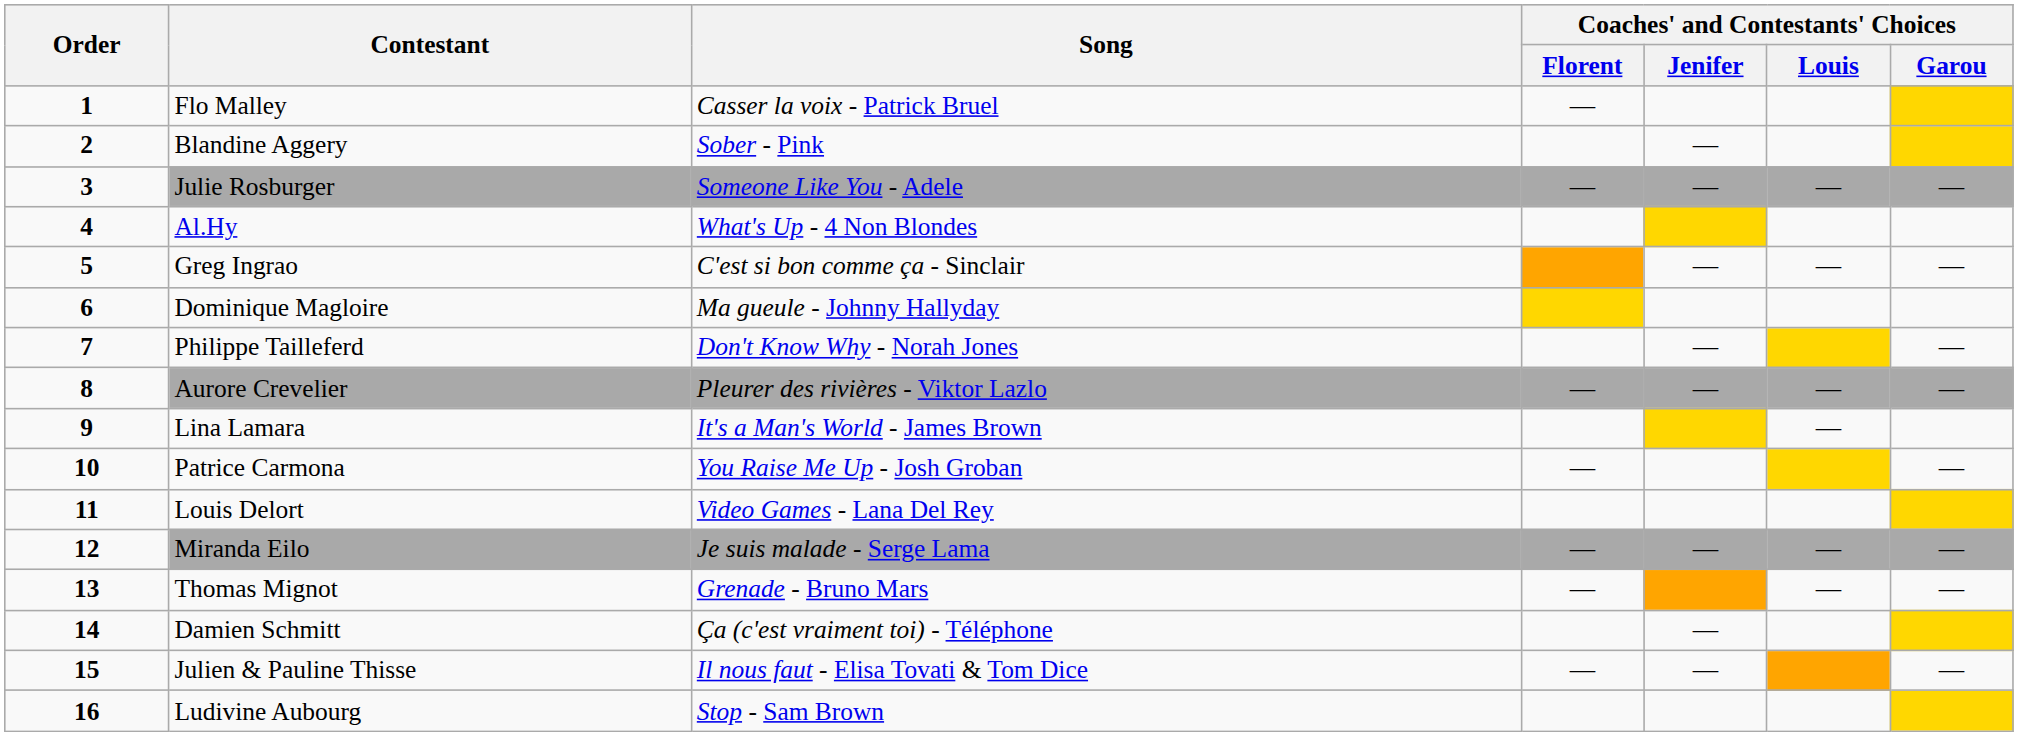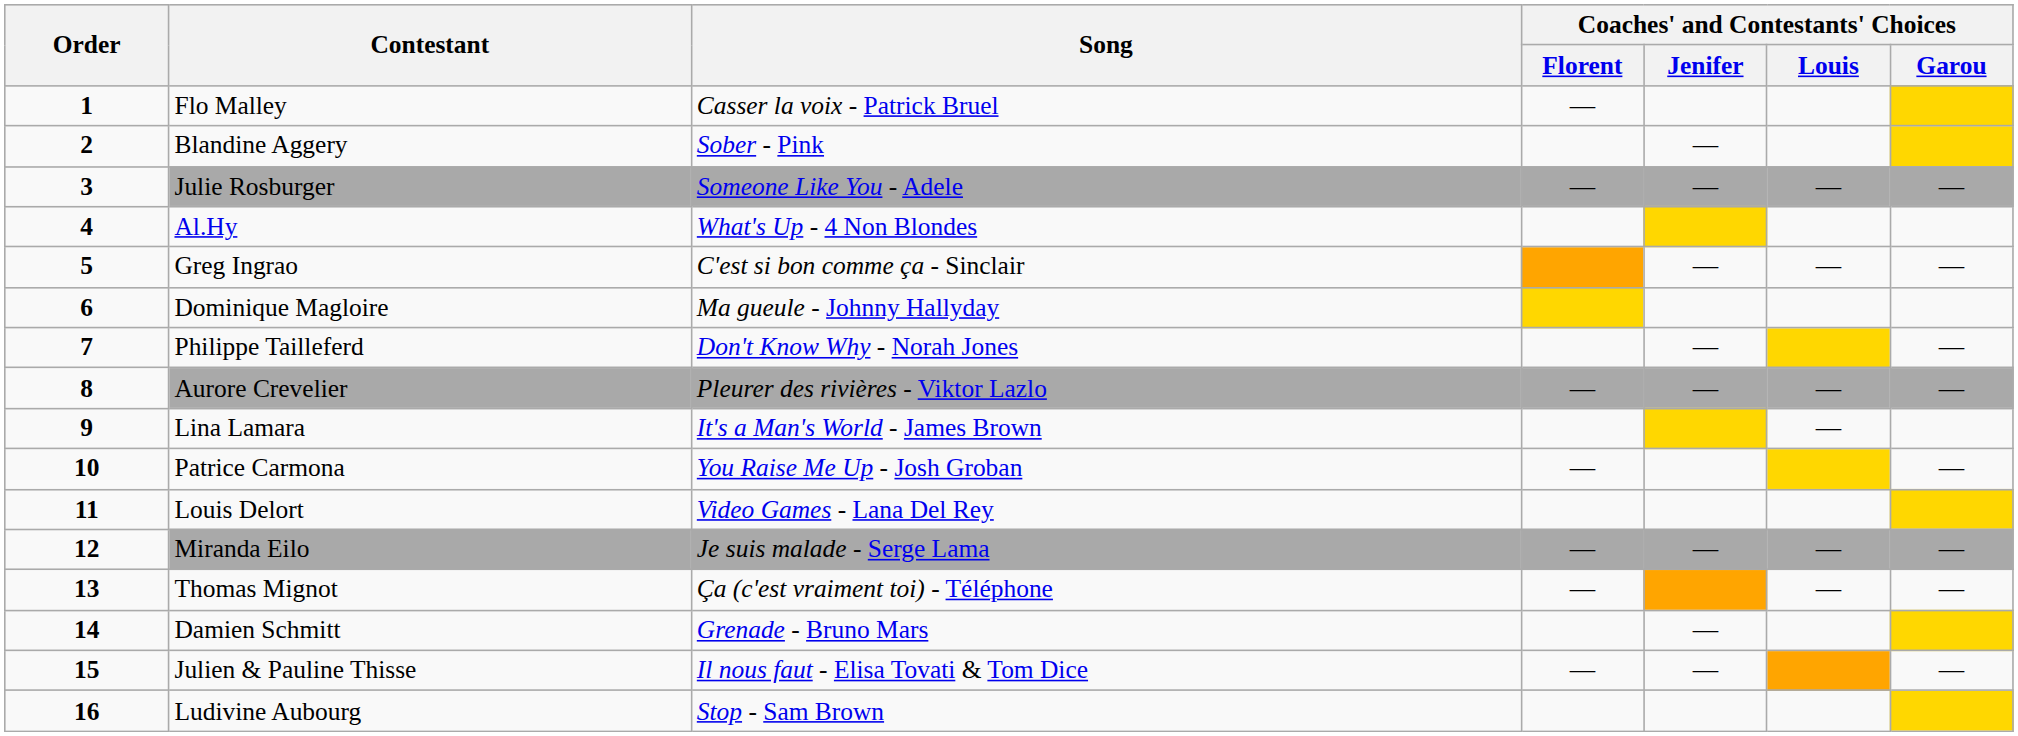(813, 589) Grenade - Bruno Mars -> (875, 589) Ça (c'est vraiment toi) - Téléphone
(875, 629) Ça (c'est vraiment toi) - Téléphone -> (813, 629) Grenade - Bruno Mars
